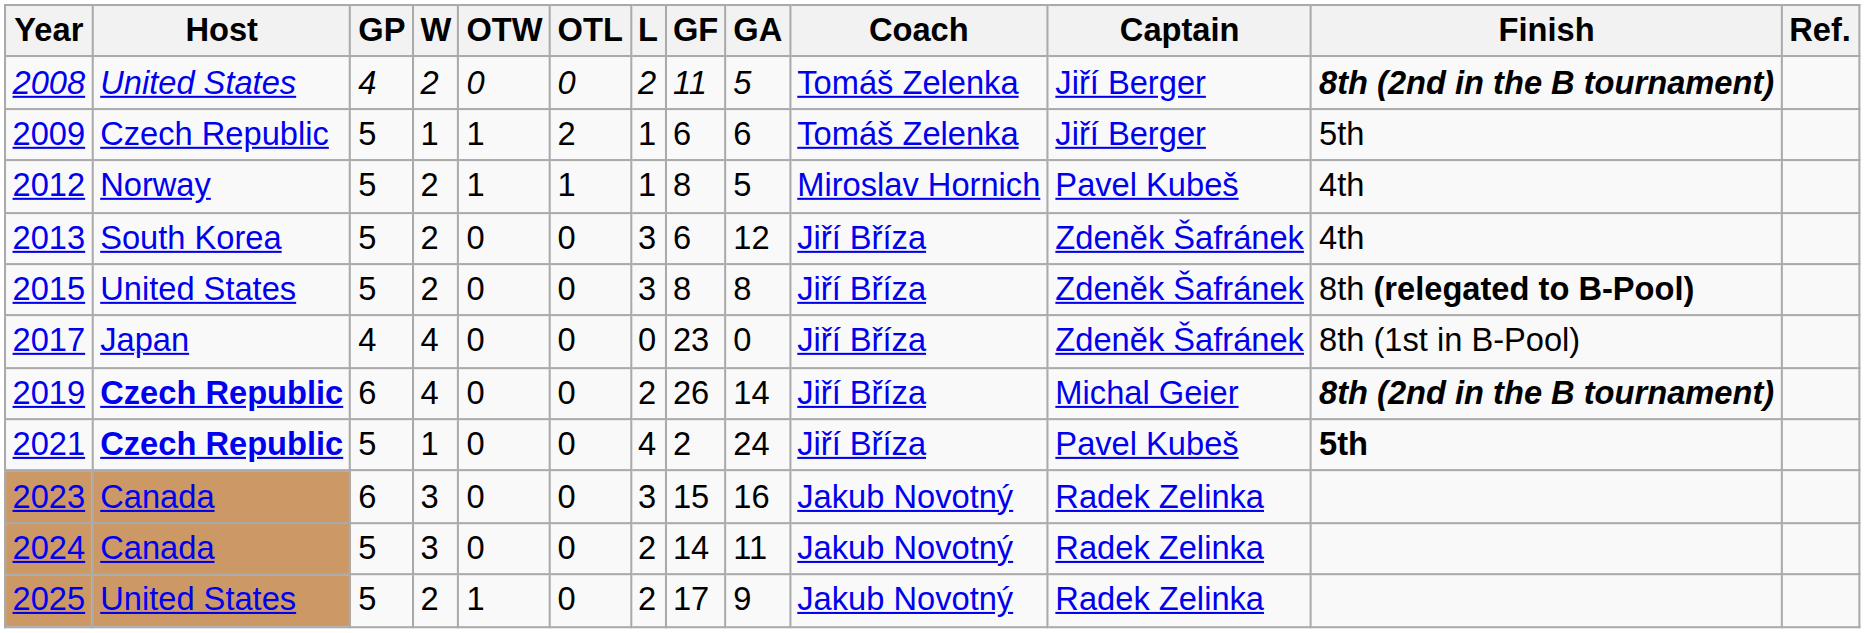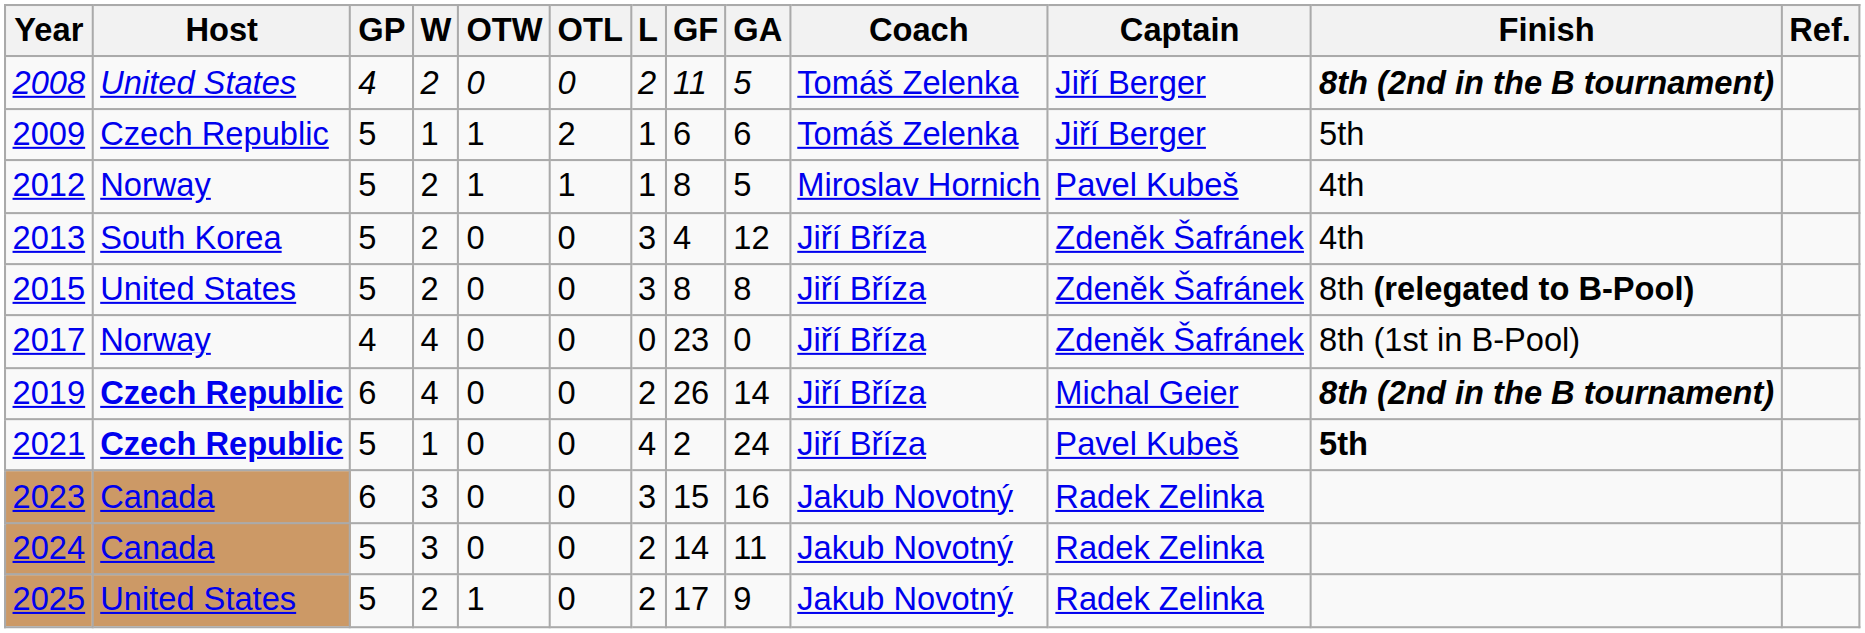(682, 237) 6 -> (682, 237) 4
(145, 340) Japan -> (156, 340) Norway
